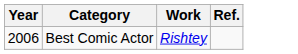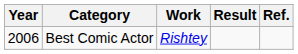+ column: (235, 15)
